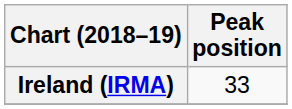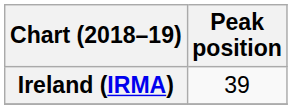(237, 85) 33 -> (237, 85) 39
